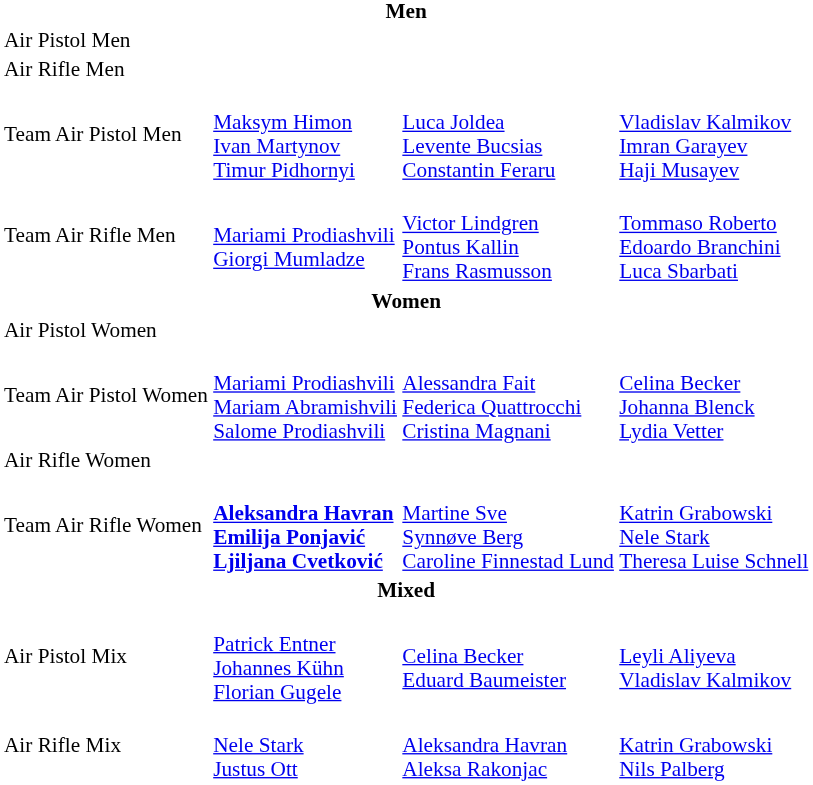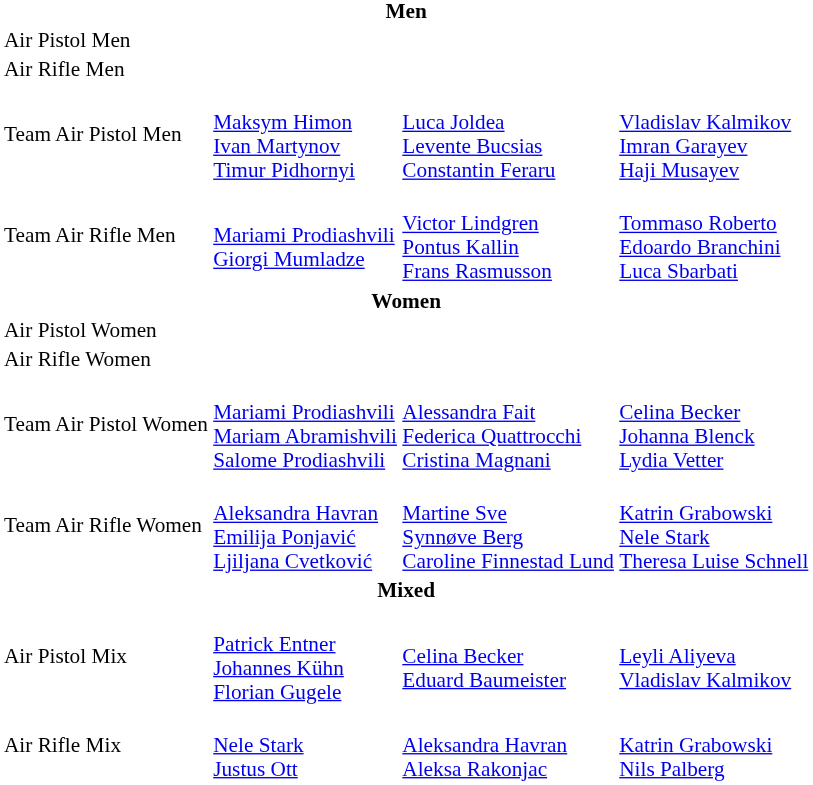rows swapped: (77, 460) <-> (106, 395)
(303, 537) bold -> (296, 537) normal
